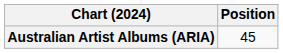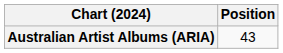(248, 37) 45 -> (248, 37) 43
